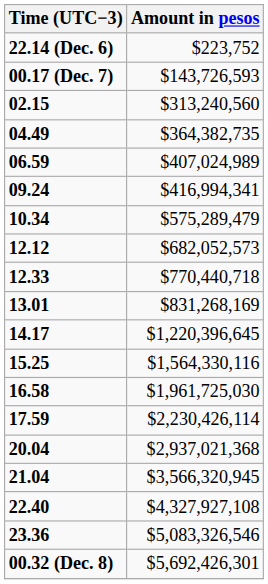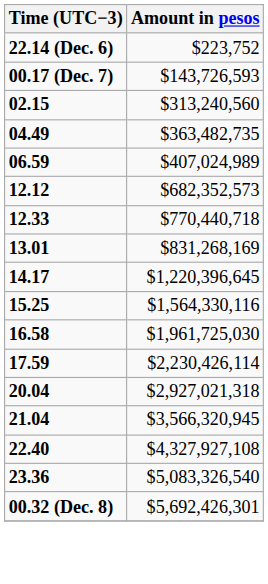(210, 133) $364,382,735 -> (210, 133) $363,482,735
- row: (29, 190)
- row: (29, 219)
(210, 248) $682,052,573 -> (210, 190) $682,352,573
(203, 448) $2,937,021,368 -> (203, 391) $2,927,021,318
(203, 534) $5,083,326,546 -> (203, 477) $5,083,326,540
